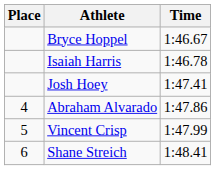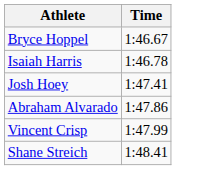- column: (24, 15)
